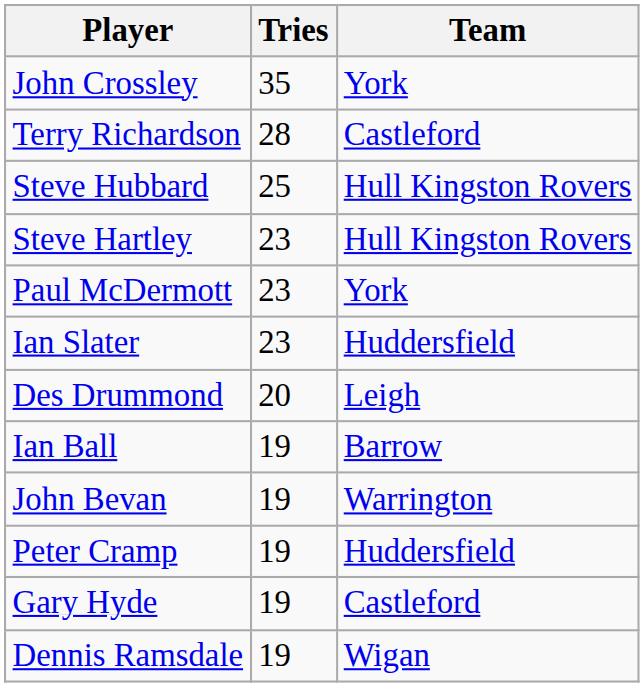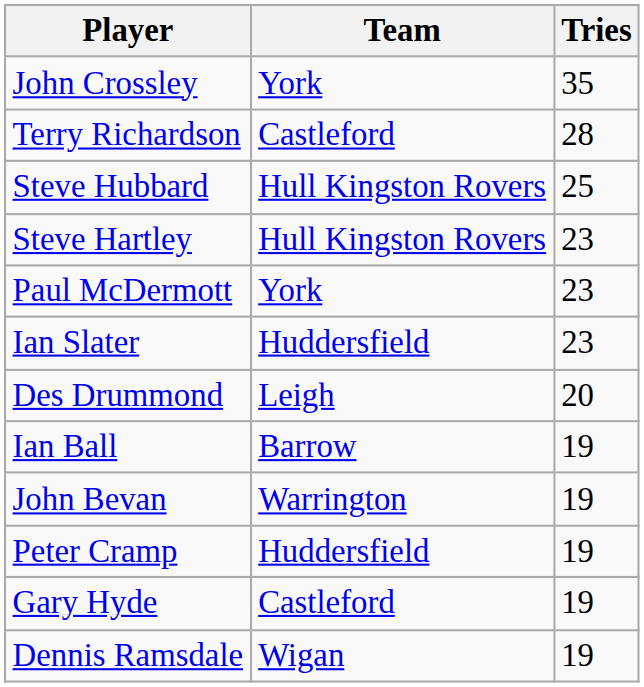columns swapped: (488, 30) <-> (293, 30)
